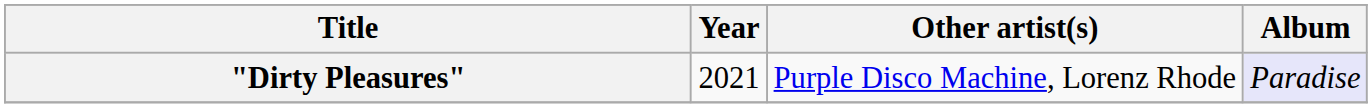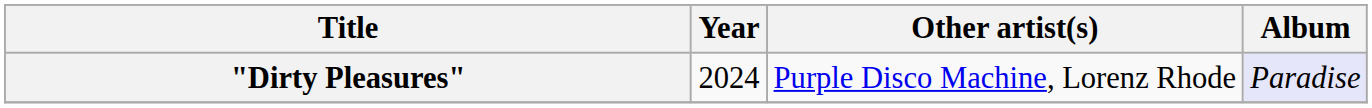(729, 77) 2021 -> (729, 77) 2024
